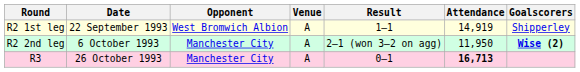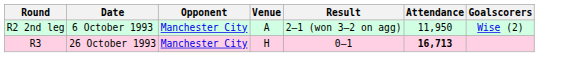- row: (36, 28)
(541, 44) bold -> (500, 28) normal
(307, 59) A -> (267, 44) H
